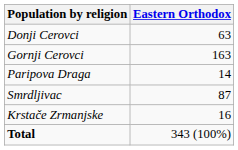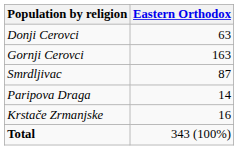rows swapped: (49, 74) <-> (34, 94)
